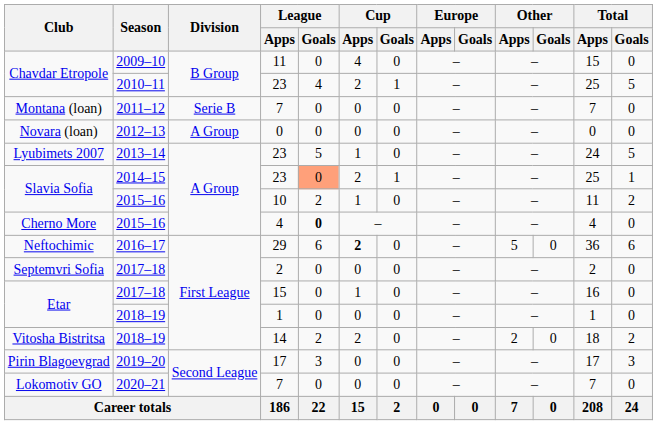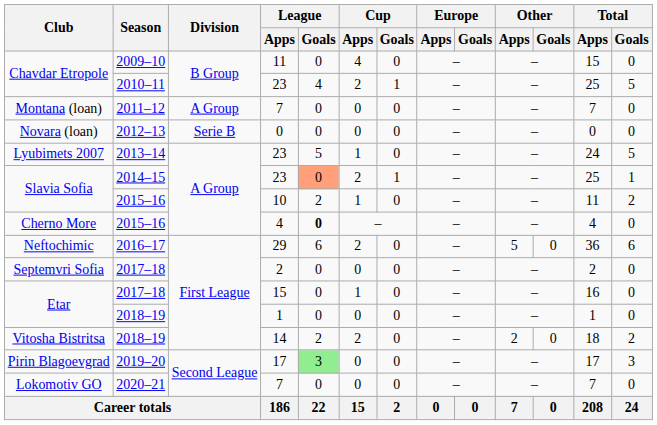(215, 108) Serie B -> (215, 108) A Group
(215, 131) A Group -> (215, 131) Serie B
(358, 246) bold -> (358, 246) normal
(319, 361) no background -> (319, 361) lightgreen background
